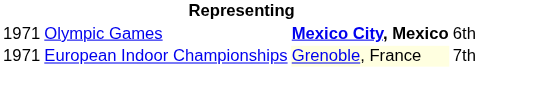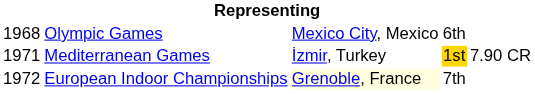(22, 33) 1971 -> (22, 33) 1968
(370, 33) bold -> (365, 33) normal
+ row: (127, 56)
(22, 56) 1971 -> (22, 79) 1972
